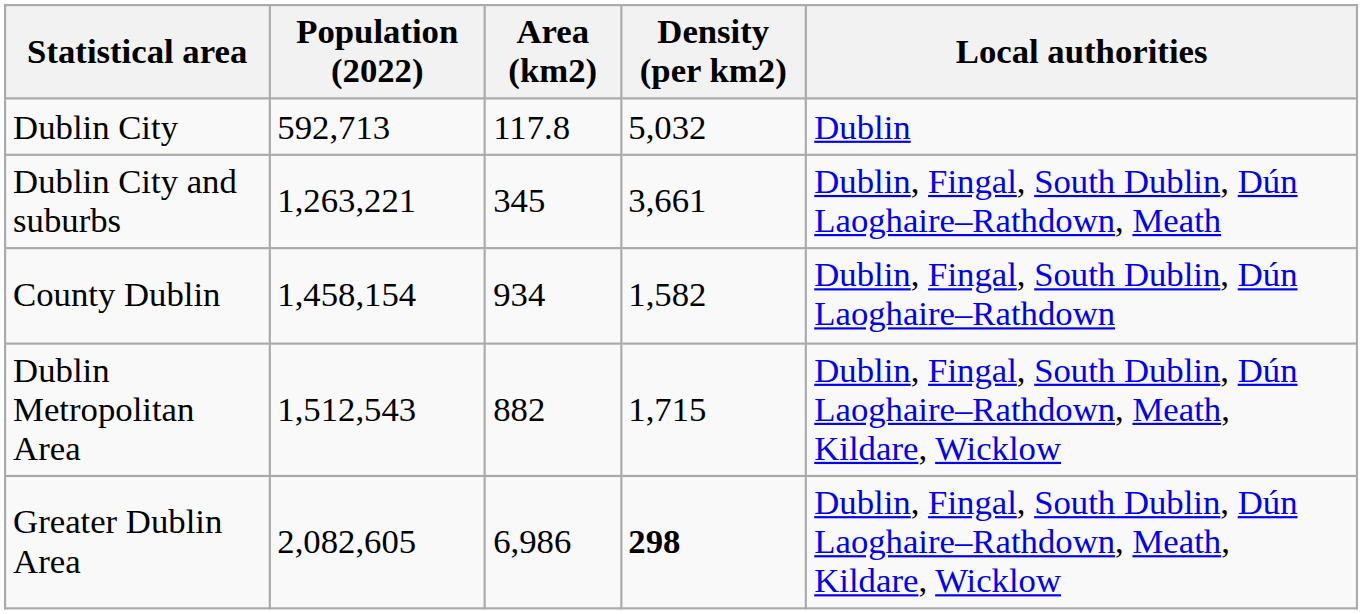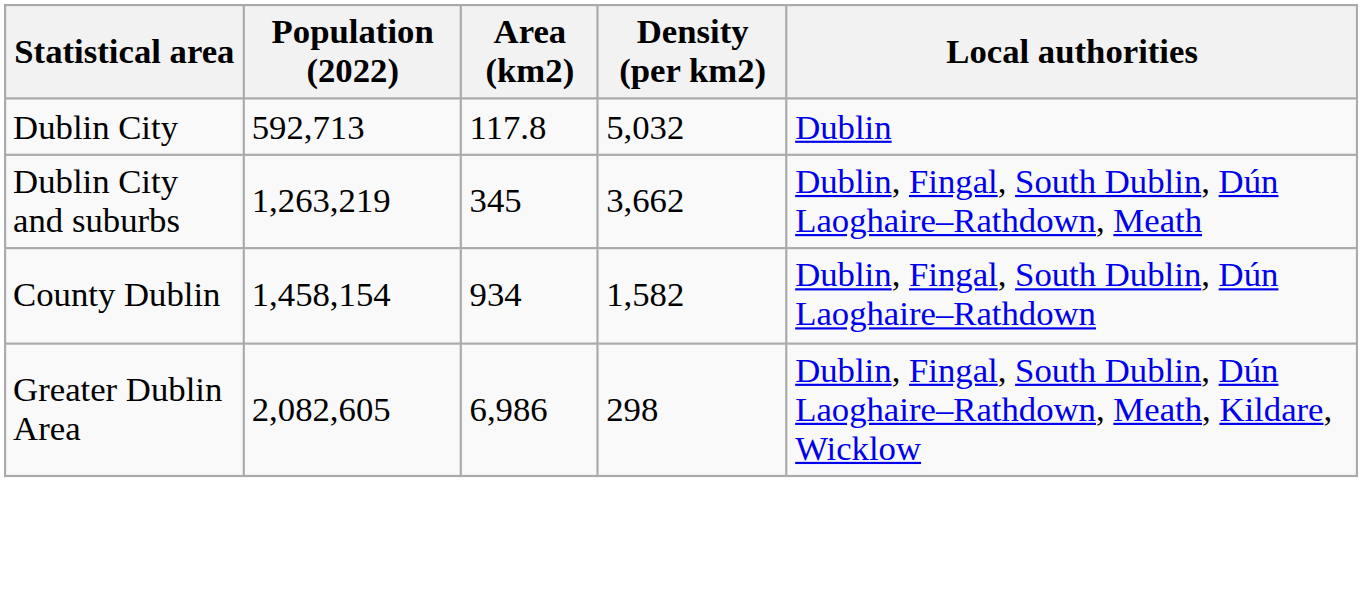(347, 200) 1,263,221 -> (321, 200) 1,263,219
(667, 200) 3,661 -> (645, 200) 3,662
- row: (104, 408)
(654, 541) bold -> (632, 408) normal
